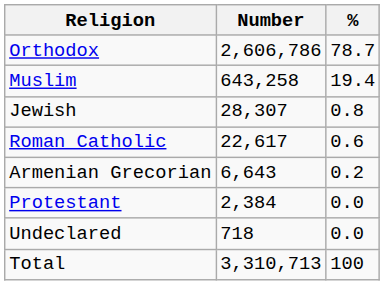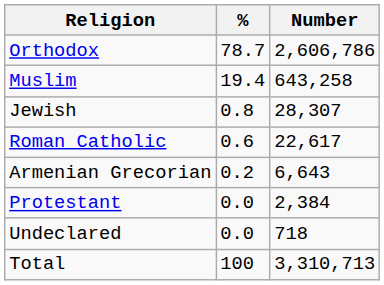columns swapped: (271, 20) <-> (353, 20)
